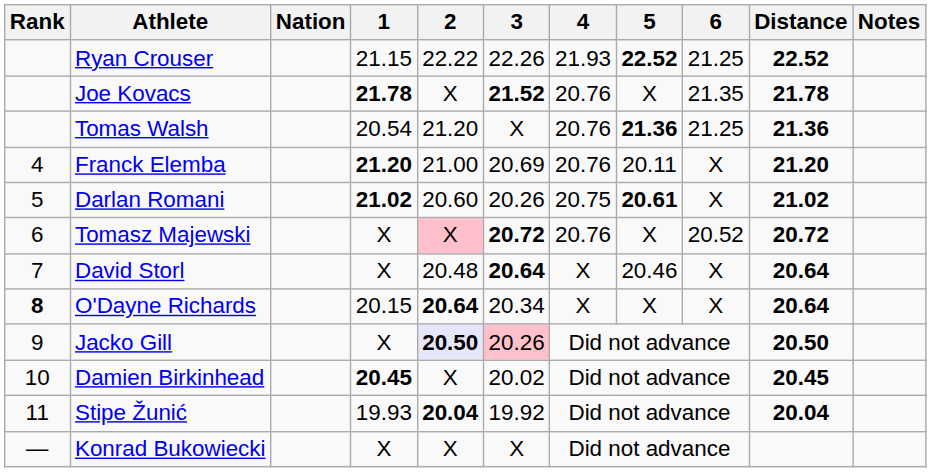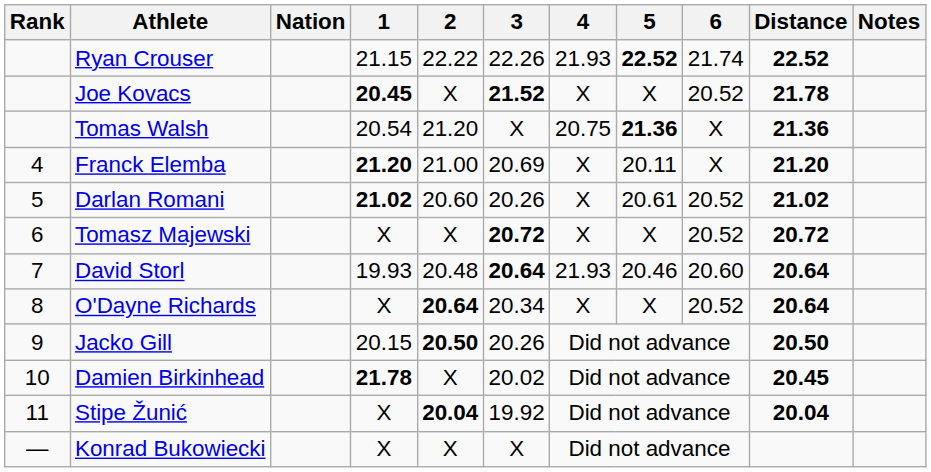(716, 57) 21.25 -> (716, 57) 21.74
(384, 93) 21.78 -> (384, 93) 20.45
(583, 93) 20.76 -> (583, 93) X
(716, 93) 21.35 -> (716, 93) 20.52
(583, 128) 20.76 -> (583, 128) 20.75
(716, 128) 21.25 -> (716, 128) X
(583, 164) 20.76 -> (583, 164) X
(583, 199) 20.75 -> (583, 199) X
(649, 199) bold -> (649, 199) normal
(716, 199) X -> (716, 199) 20.52
(450, 235) pink background -> (450, 235) no background
(583, 235) 20.76 -> (583, 235) X
(384, 270) X -> (384, 270) 19.93
(583, 270) X -> (583, 270) 21.93
(716, 270) X -> (716, 270) 20.60
(37, 306) bold -> (37, 306) normal
(384, 306) 20.15 -> (384, 306) X
(716, 306) X -> (716, 306) 20.52
(384, 341) X -> (384, 341) 20.15
(450, 341) lavender background -> (450, 341) no background
(517, 341) pink background -> (517, 341) no background
(384, 377) 20.45 -> (384, 377) 21.78
(384, 413) 19.93 -> (384, 413) X
